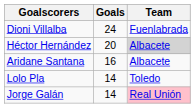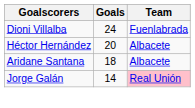(150, 45) lightgrey background -> (150, 45) no background
(110, 62) 16 -> (110, 62) 18
- row: (26, 78)
